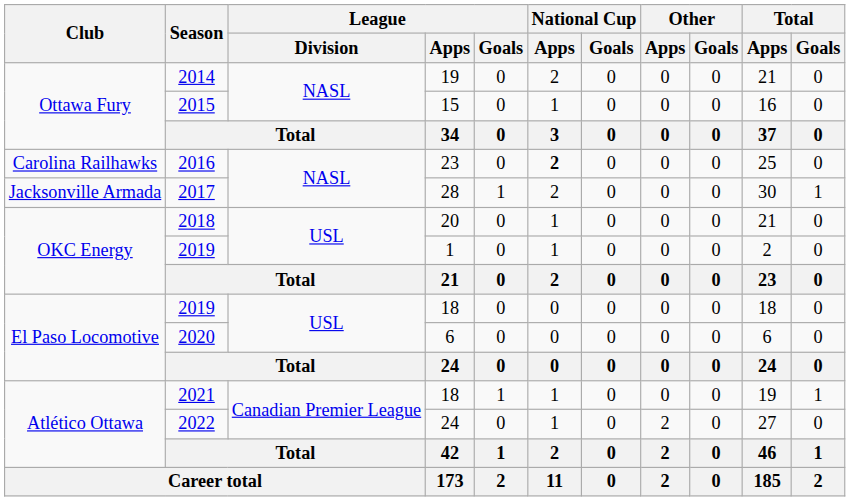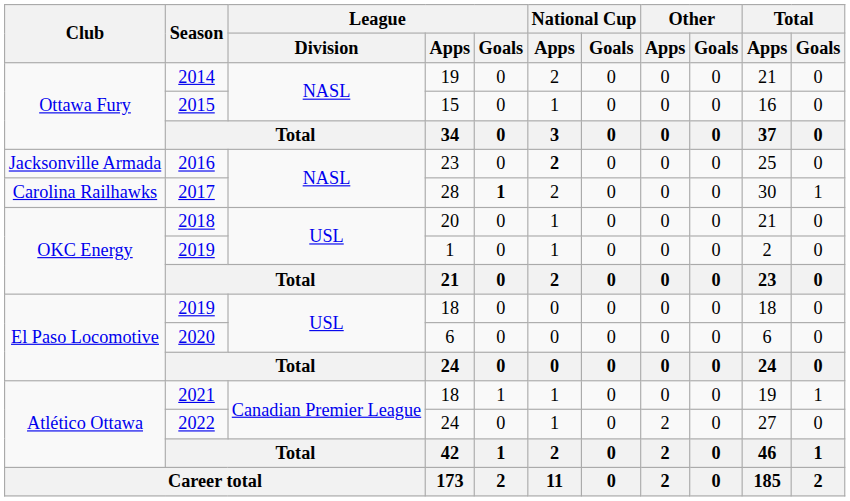(85, 163) Carolina Railhawks -> (85, 163) Jacksonville Armada
(85, 192) Jacksonville Armada -> (85, 192) Carolina Railhawks
(501, 192) normal -> (501, 192) bold
